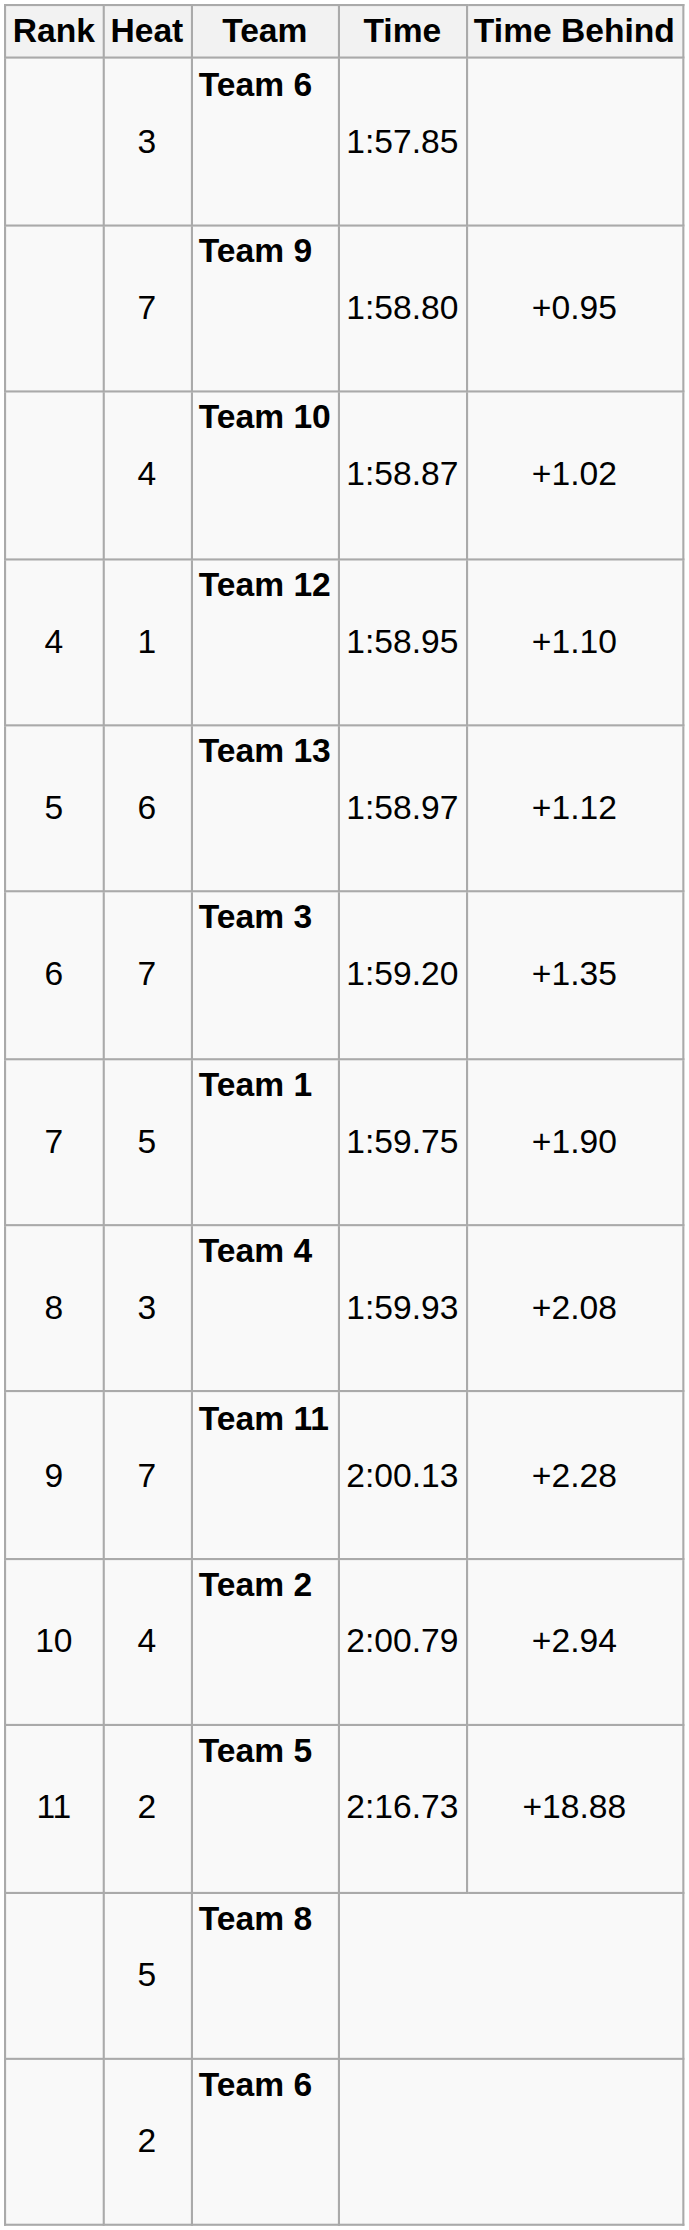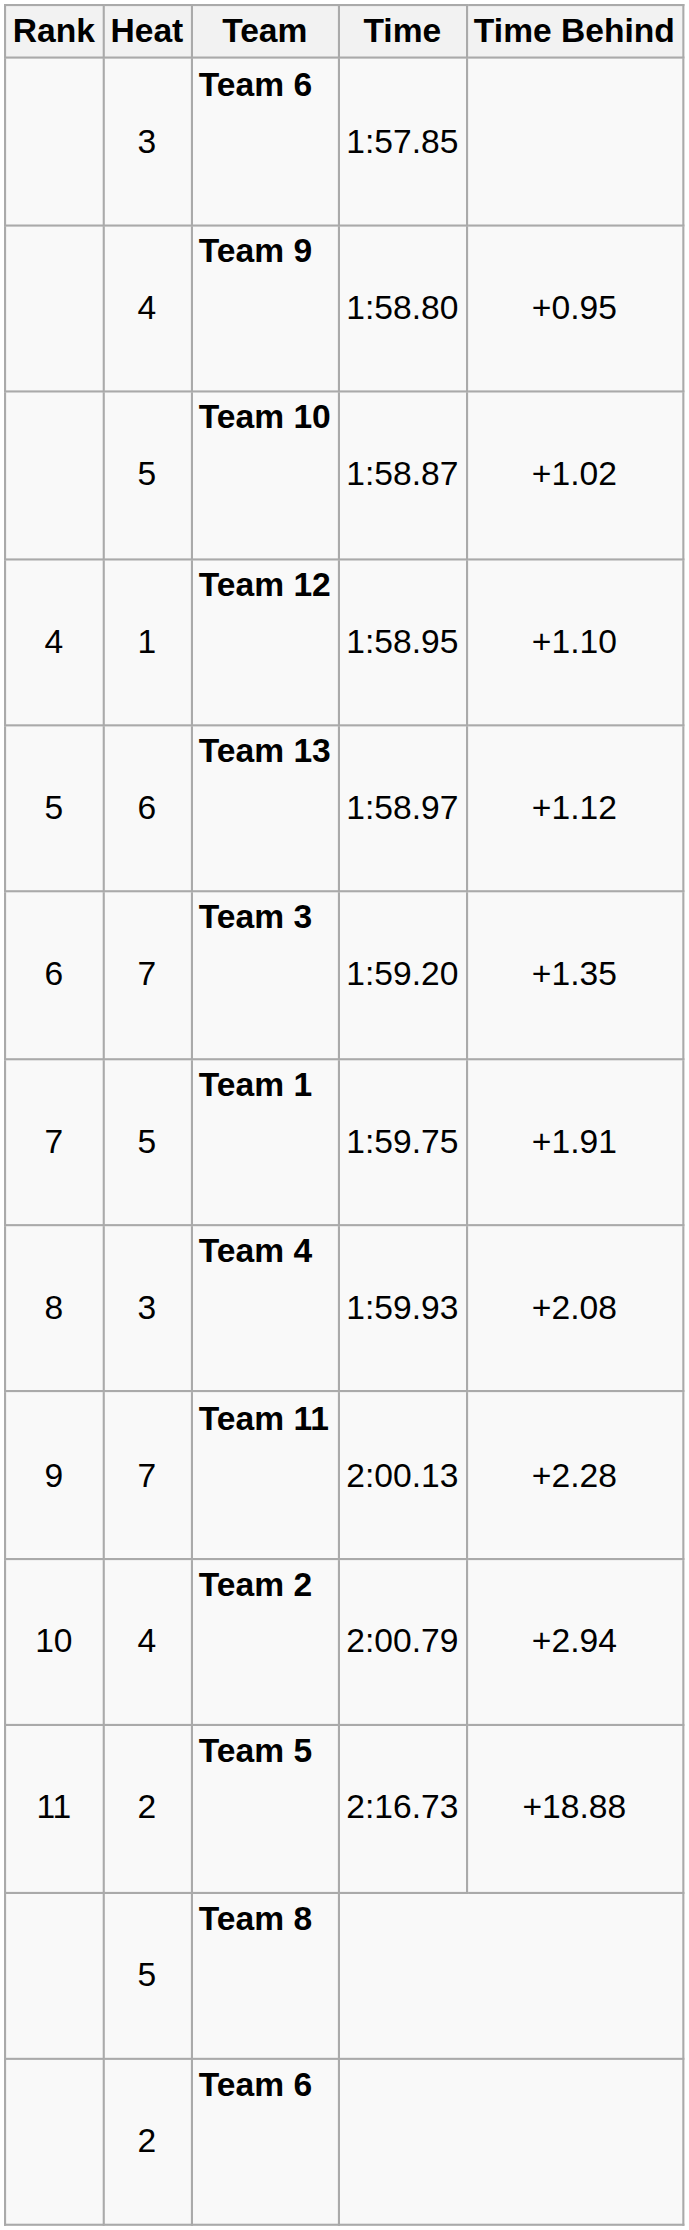(147, 307) 7 -> (147, 307) 4
(147, 474) 4 -> (147, 474) 5
(574, 1141) +1.90 -> (574, 1141) +1.91
